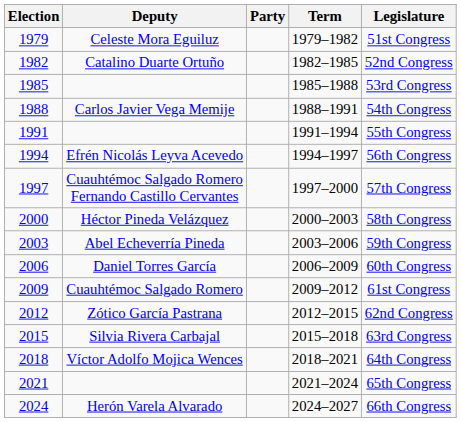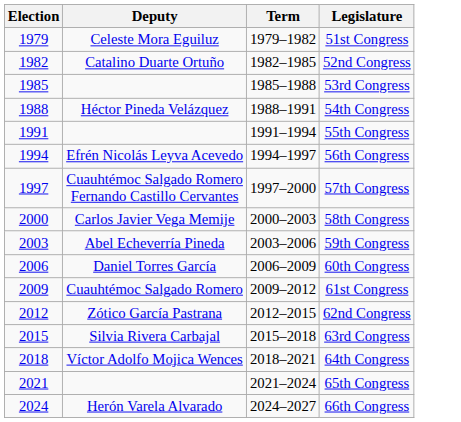- column: (267, 16)
(155, 109) Carlos Javier Vega Memije -> (155, 109) Héctor Pineda Velázquez
(155, 219) Héctor Pineda Velázquez -> (155, 219) Carlos Javier Vega Memije
